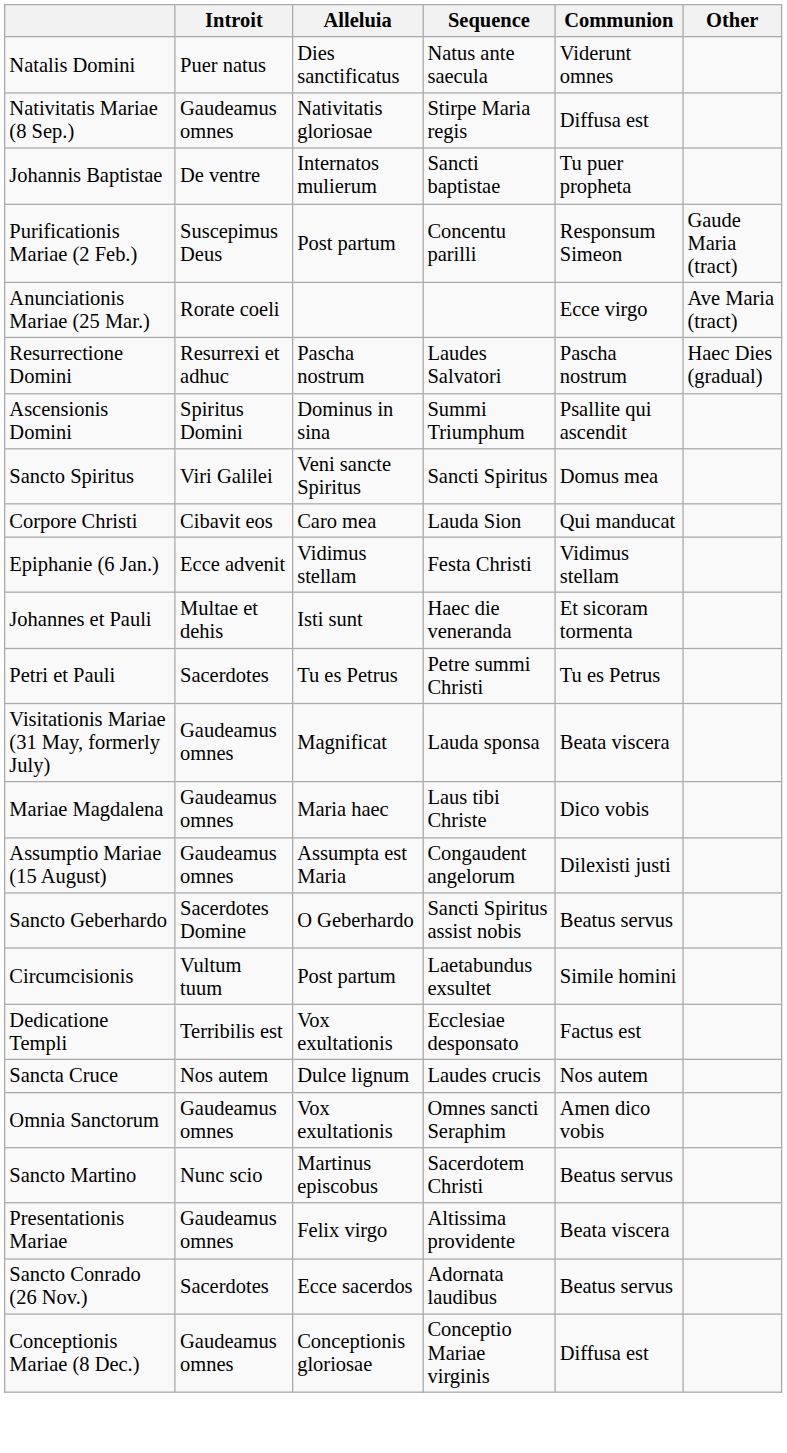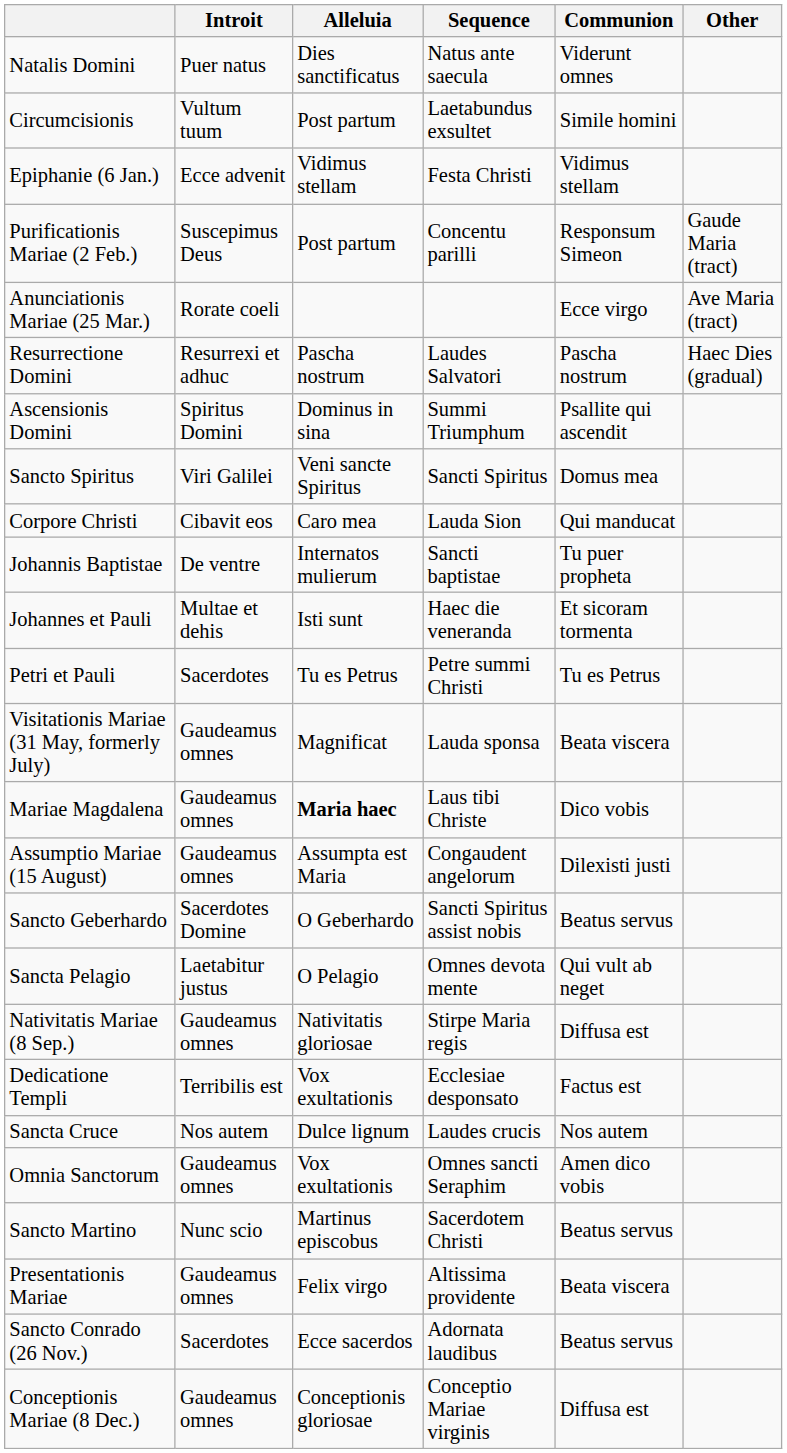rows swapped: (71, 976) <-> (84, 120)
rows swapped: (84, 564) <-> (86, 175)
(343, 809) normal -> (347, 809) bold
+ row: (70, 976)
